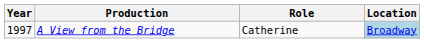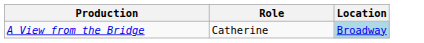- column: (19, 13)
